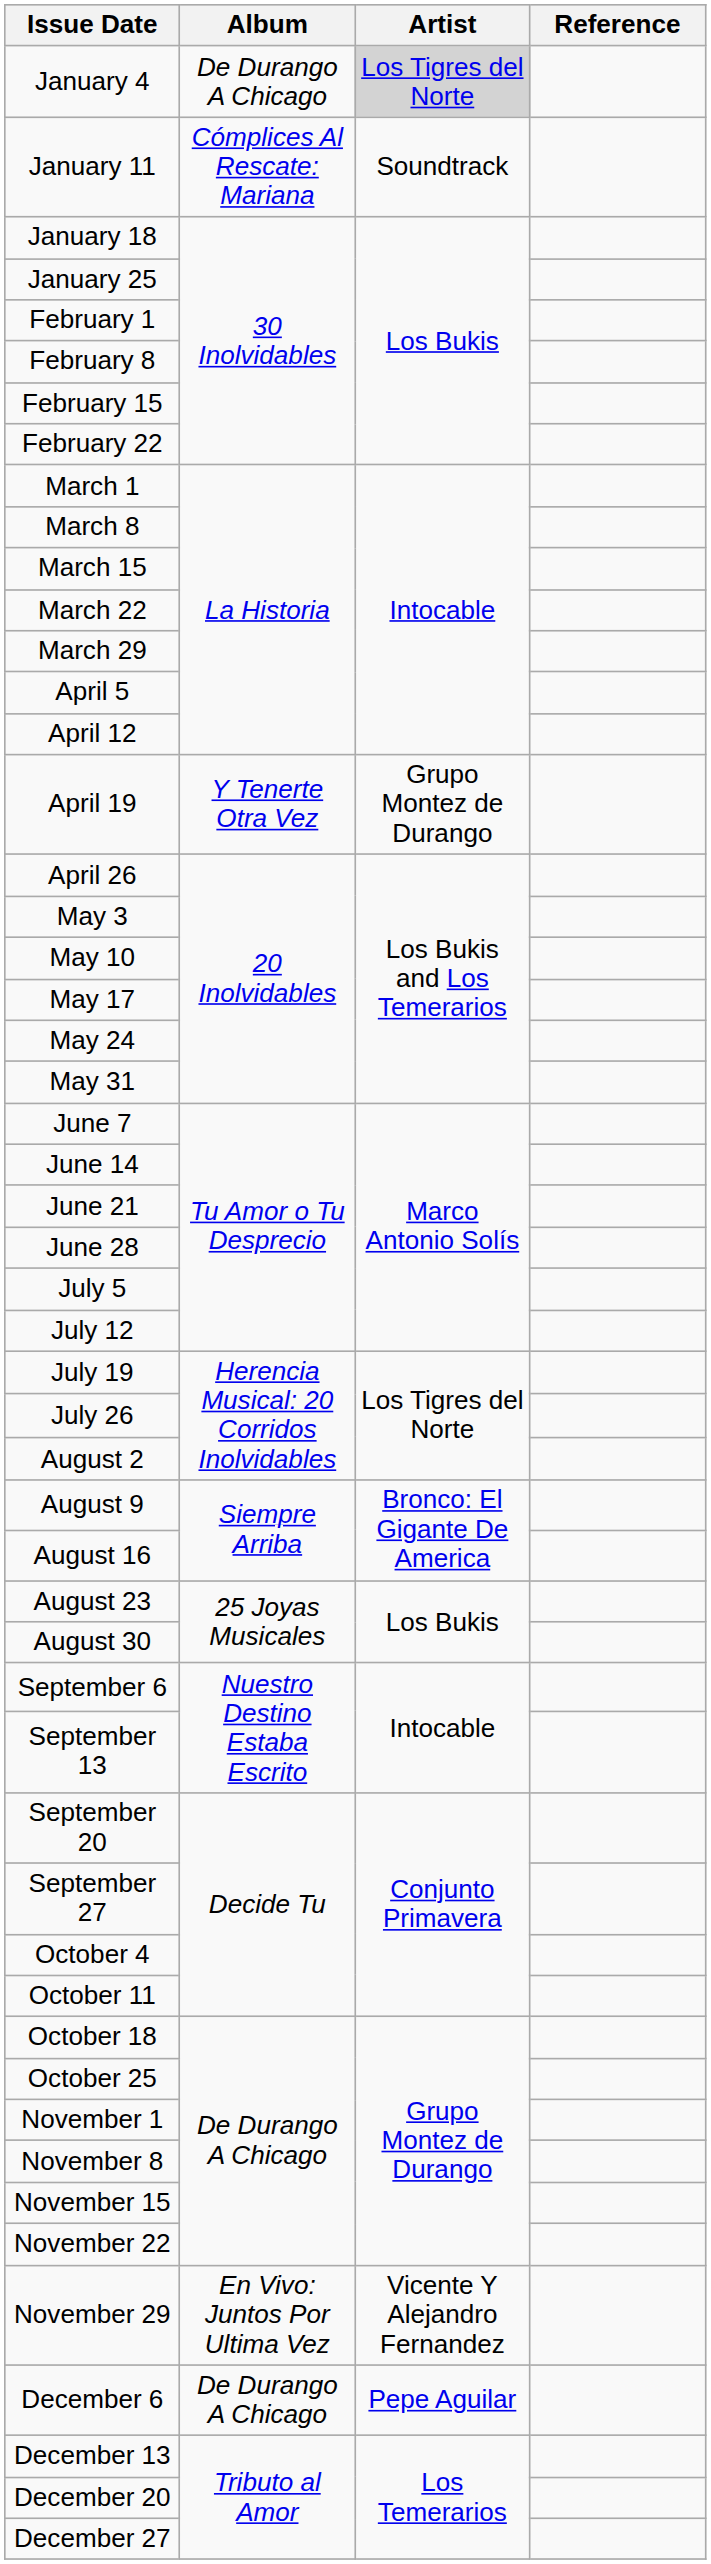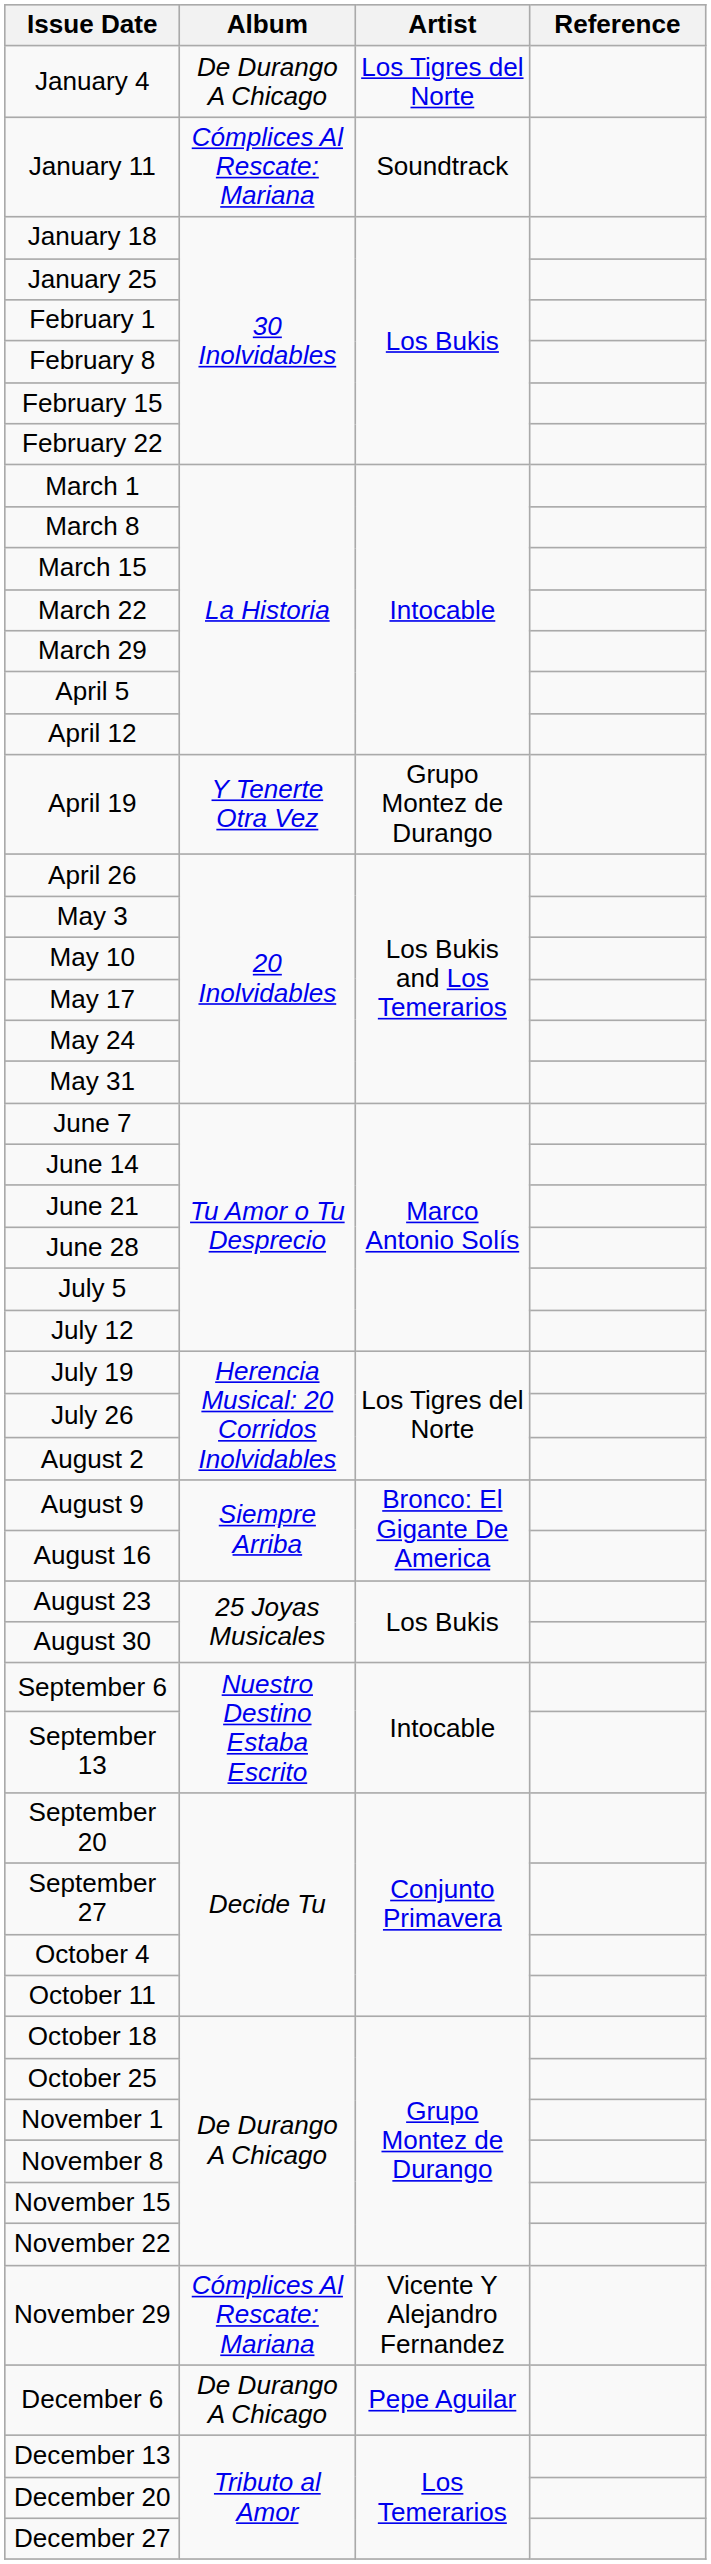(442, 81) lightgrey background -> (442, 81) no background
(267, 2314) En Vivo: Juntos Por Ultima Vez -> (267, 2314) Cómplices Al Rescate: Mariana
